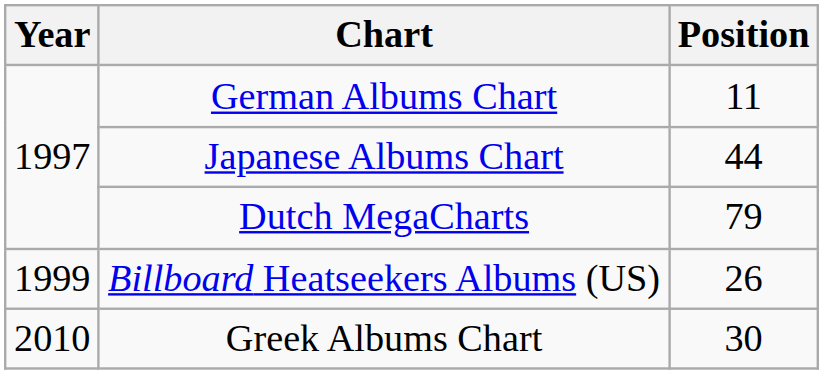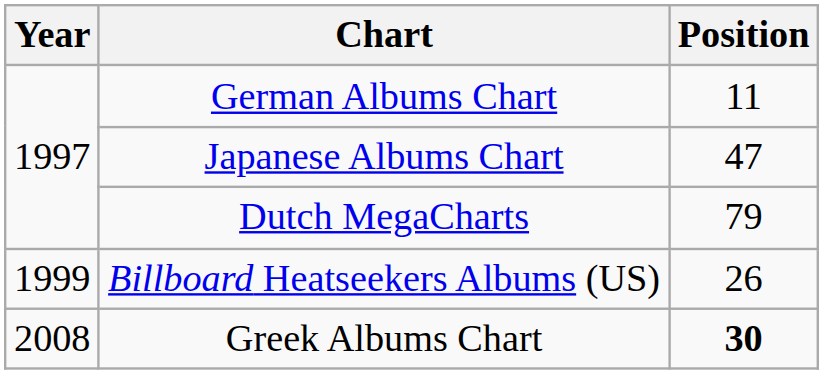(744, 156) 44 -> (744, 156) 47
(52, 338) 2010 -> (52, 338) 2008
(744, 338) normal -> (744, 338) bold
